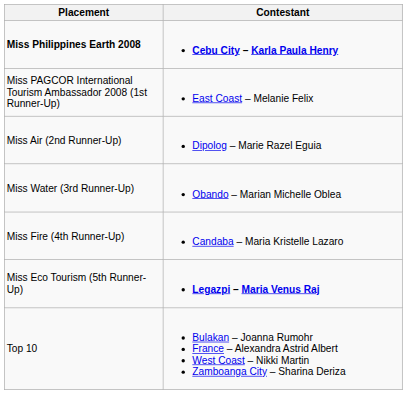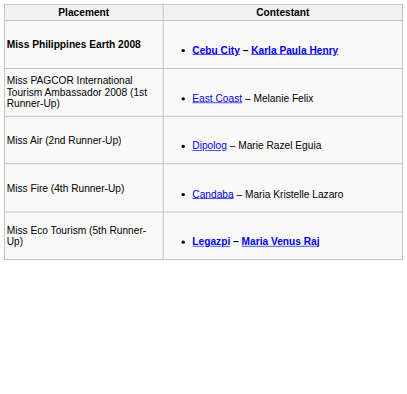- row: (70, 188)
- row: (22, 349)
